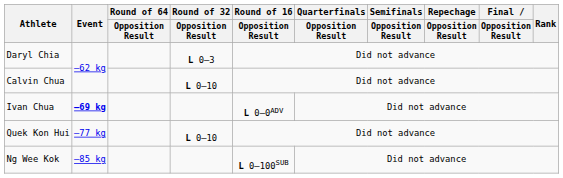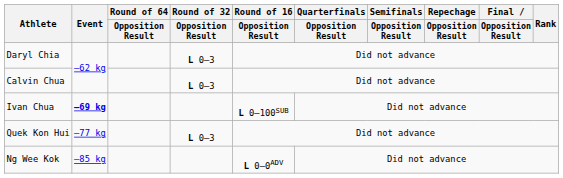(201, 85) L 0–10 -> (201, 85) L 0–3
(264, 112) L 0–0ADV -> (264, 112) L 0–100SUB
(201, 138) L 0–10 -> (201, 138) L 0–3
(264, 164) L 0–100SUB -> (264, 164) L 0–0ADV
